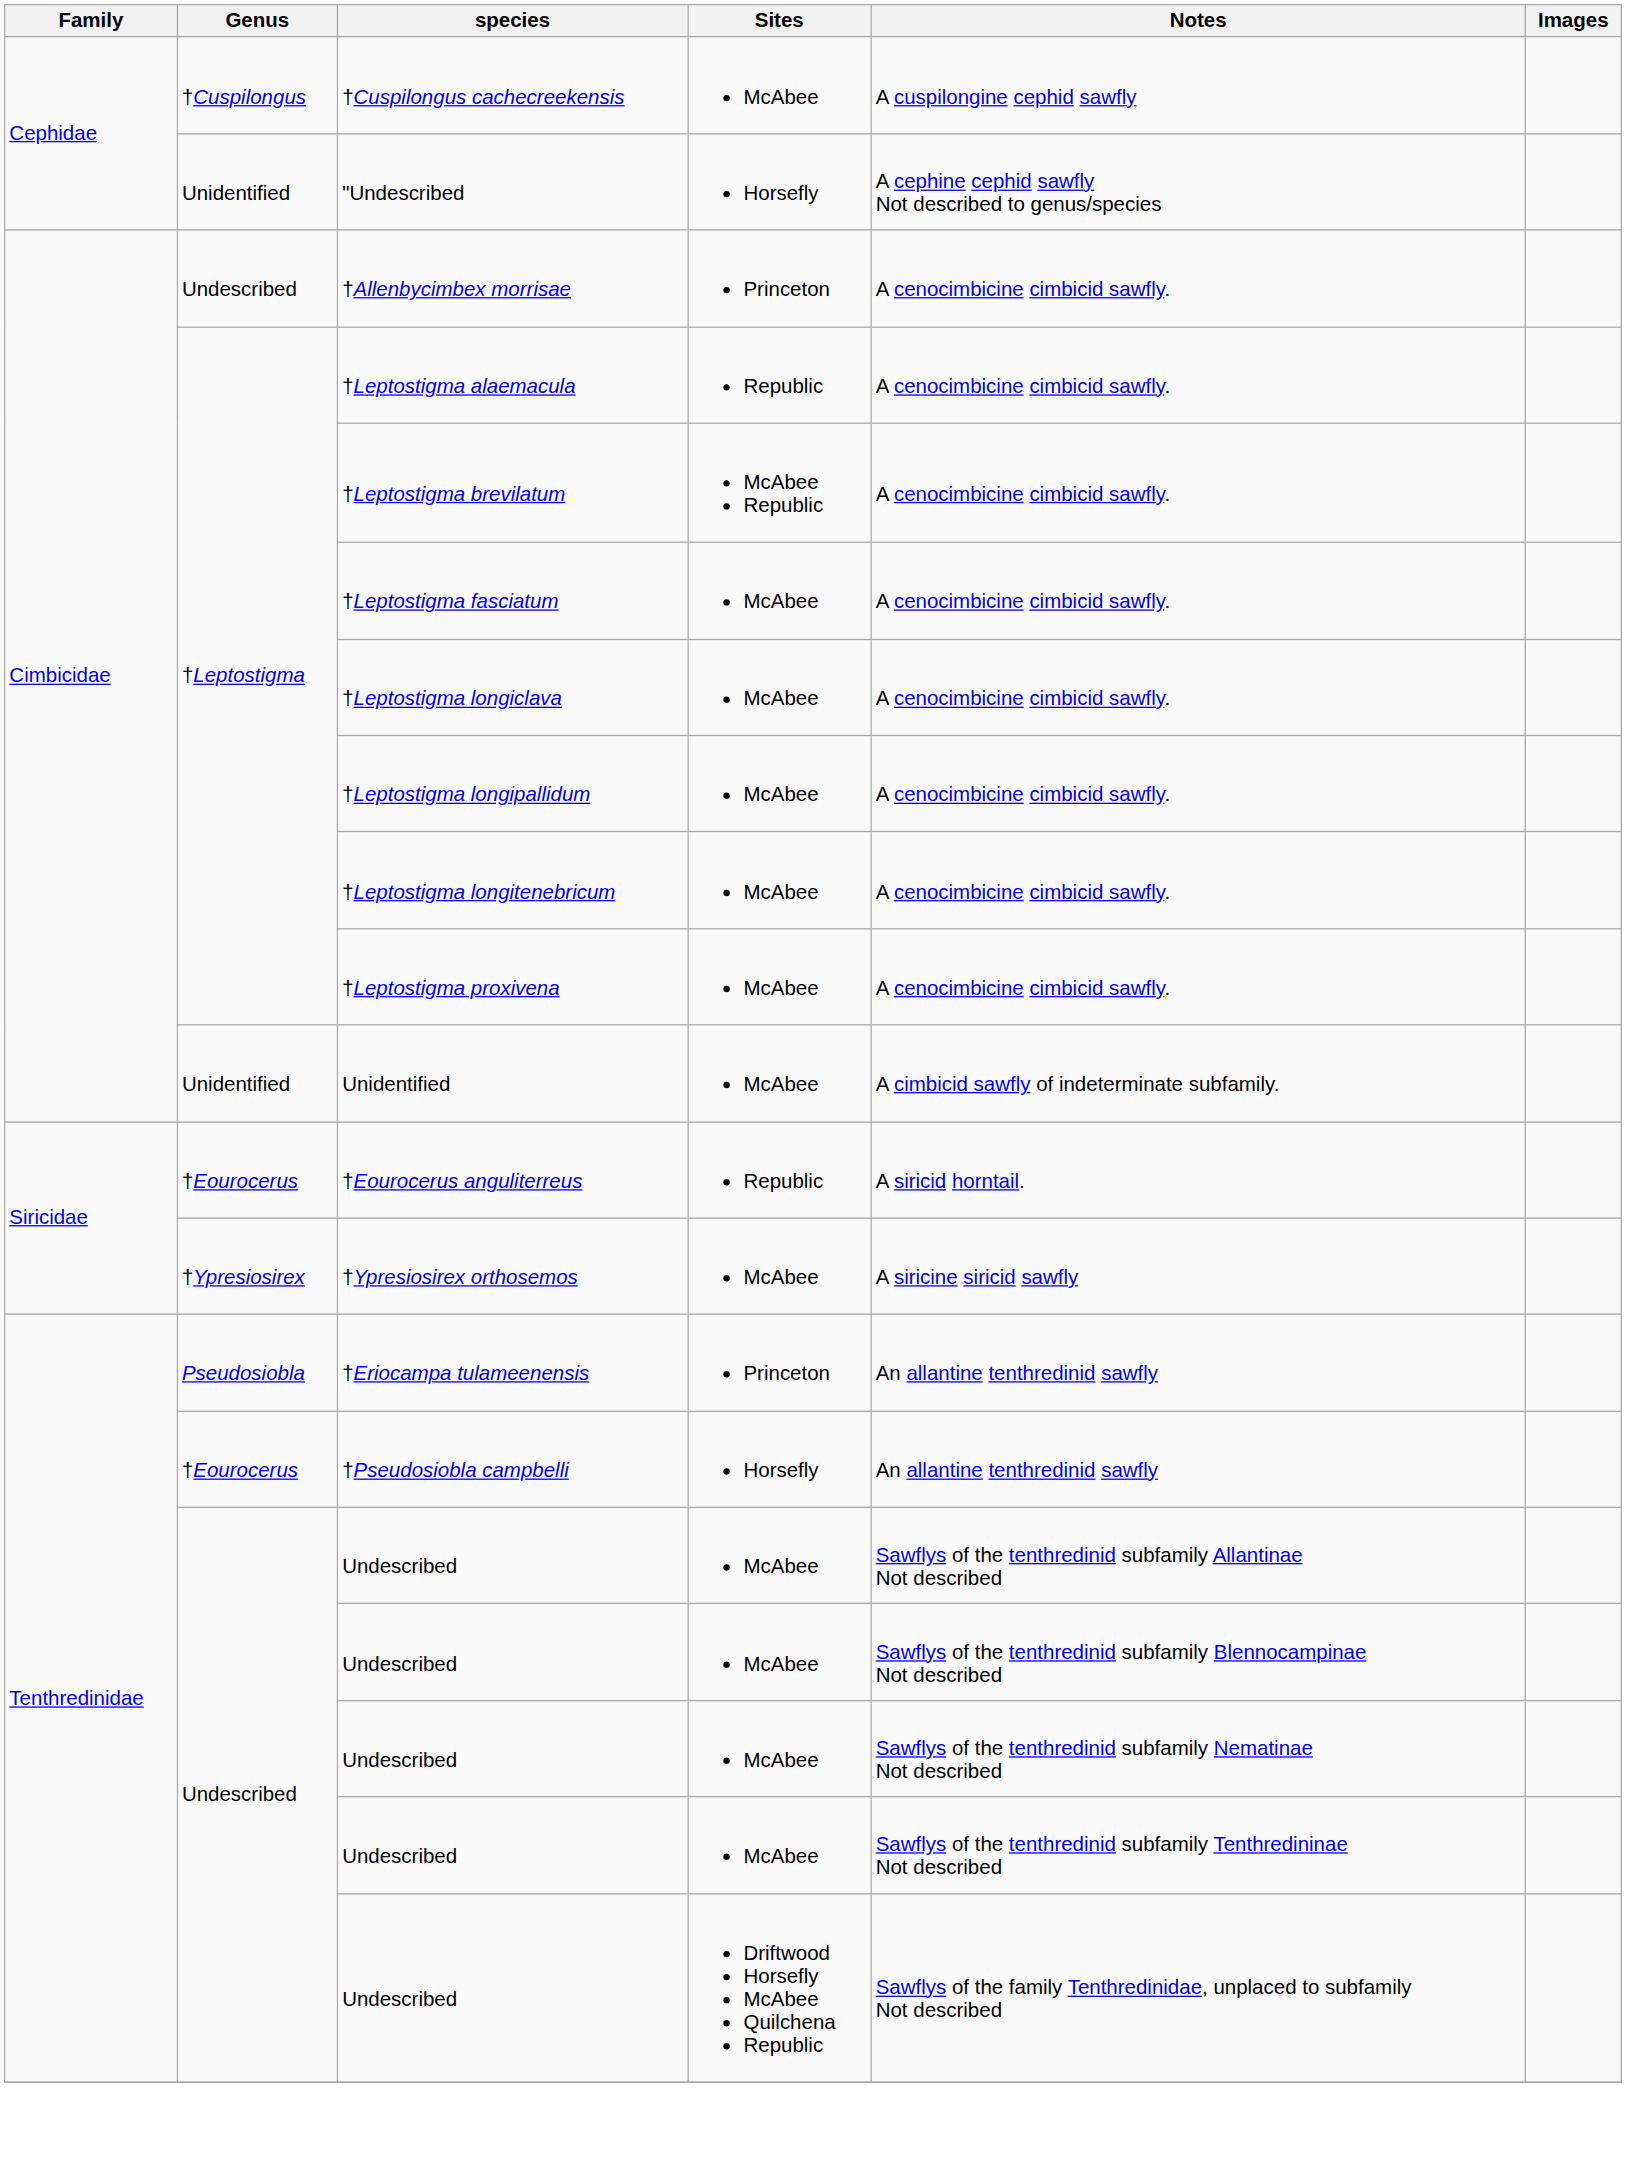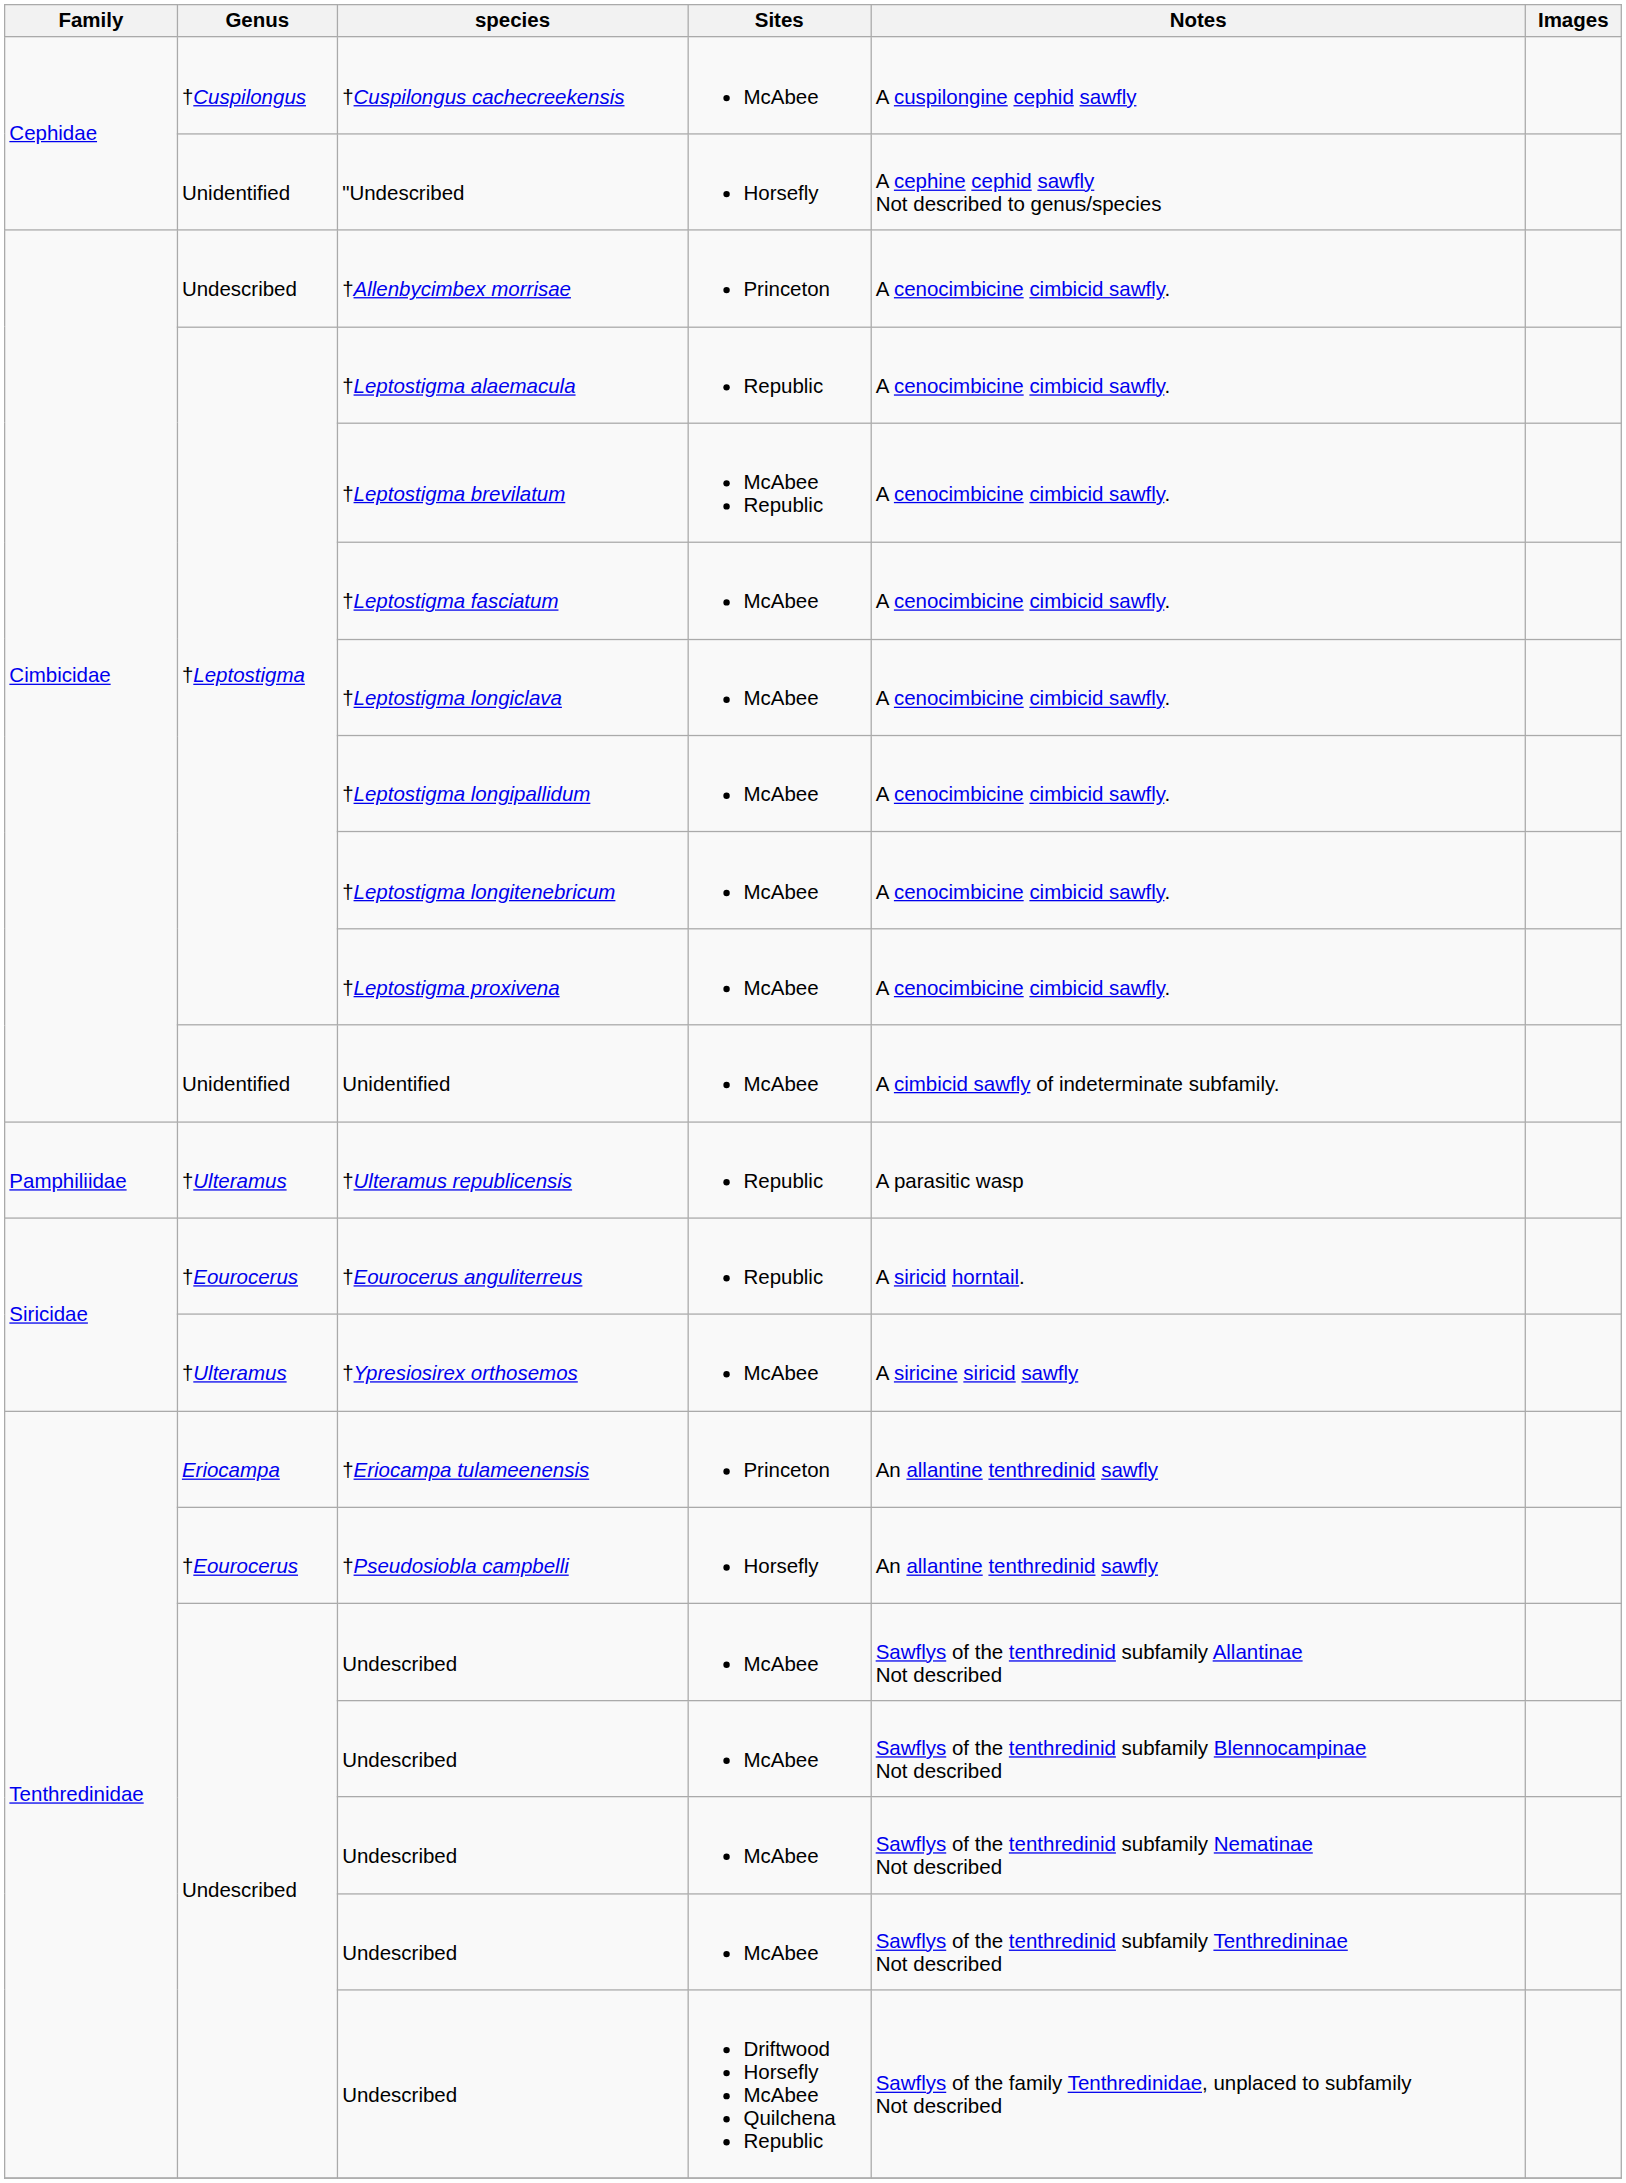+ row: (457, 1181)
(243, 1277) †Ypresiosirex -> (234, 1374) †Ulteramus
(243, 1374) Pseudosiobla -> (231, 1470) Eriocampa
